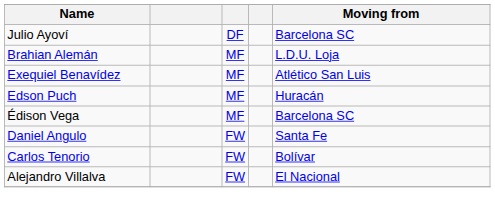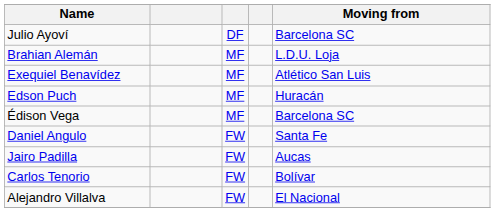+ row: (42, 156)
